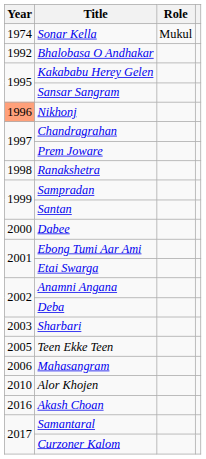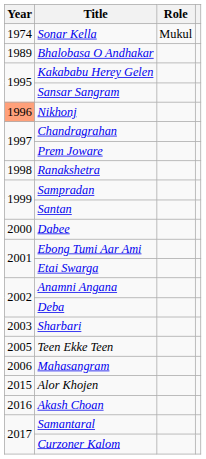(20, 53) 1992 -> (20, 53) 1989
(20, 385) 2010 -> (20, 385) 2015
